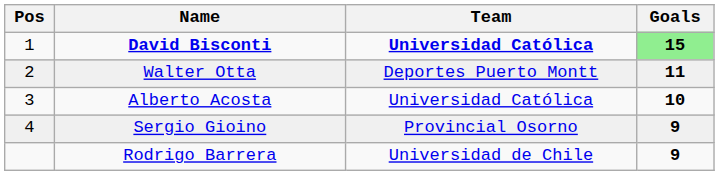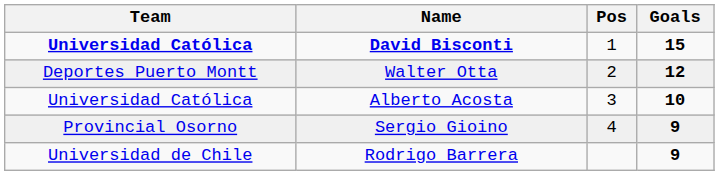columns swapped: (29, 19) <-> (491, 19)
(675, 46) lightgreen background -> (675, 46) no background
(675, 74) 11 -> (675, 74) 12
